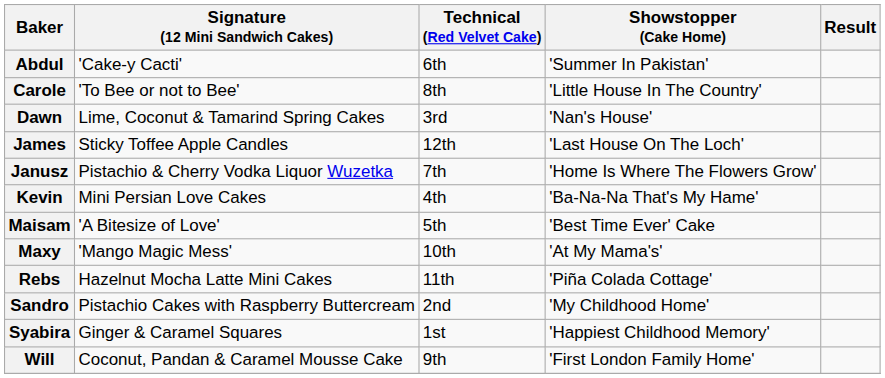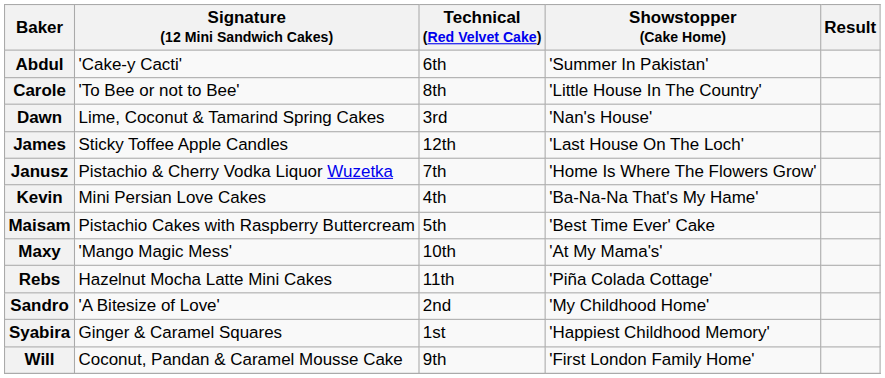(149, 225) 'A Bitesize of Love' -> (247, 225) Pistachio Cakes with Raspberry Buttercream
(247, 306) Pistachio Cakes with Raspberry Buttercream -> (149, 306) 'A Bitesize of Love'
